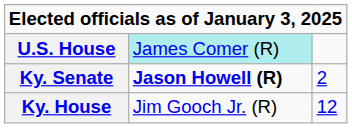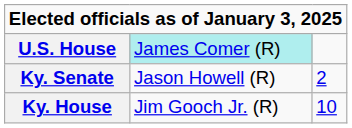(208, 78) bold -> (205, 78) normal
(327, 107) 12 -> (327, 107) 10
